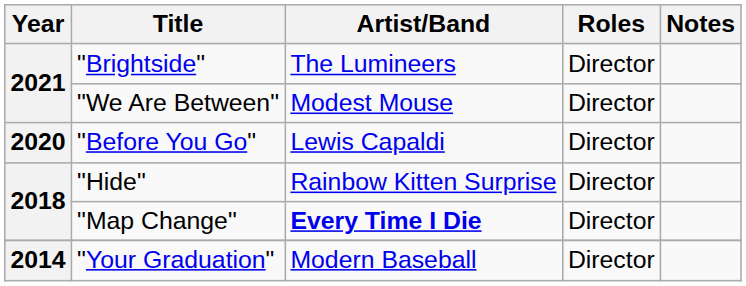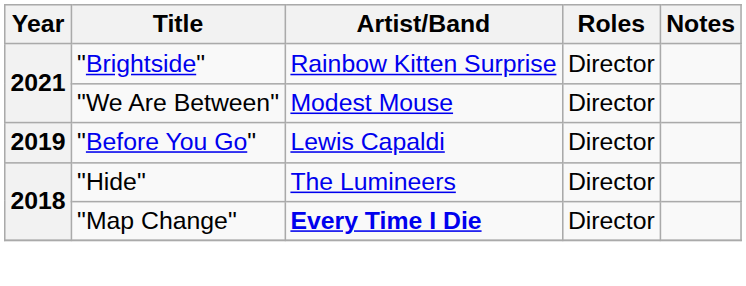(373, 63) The Lumineers -> (423, 63) Rainbow Kitten Surprise
(38, 142) 2020 -> (38, 142) 2019
(423, 181) Rainbow Kitten Surprise -> (373, 181) The Lumineers
- row: (176, 260)
